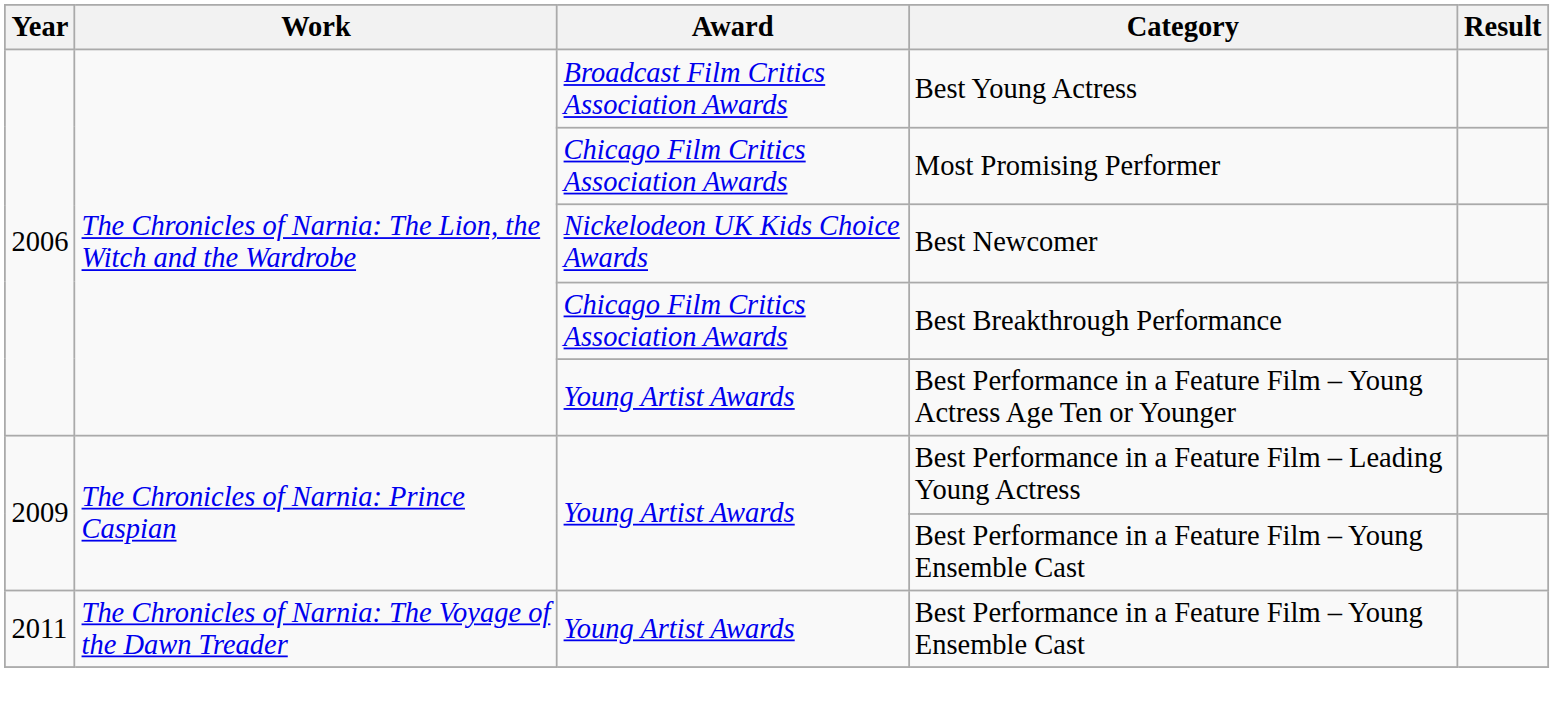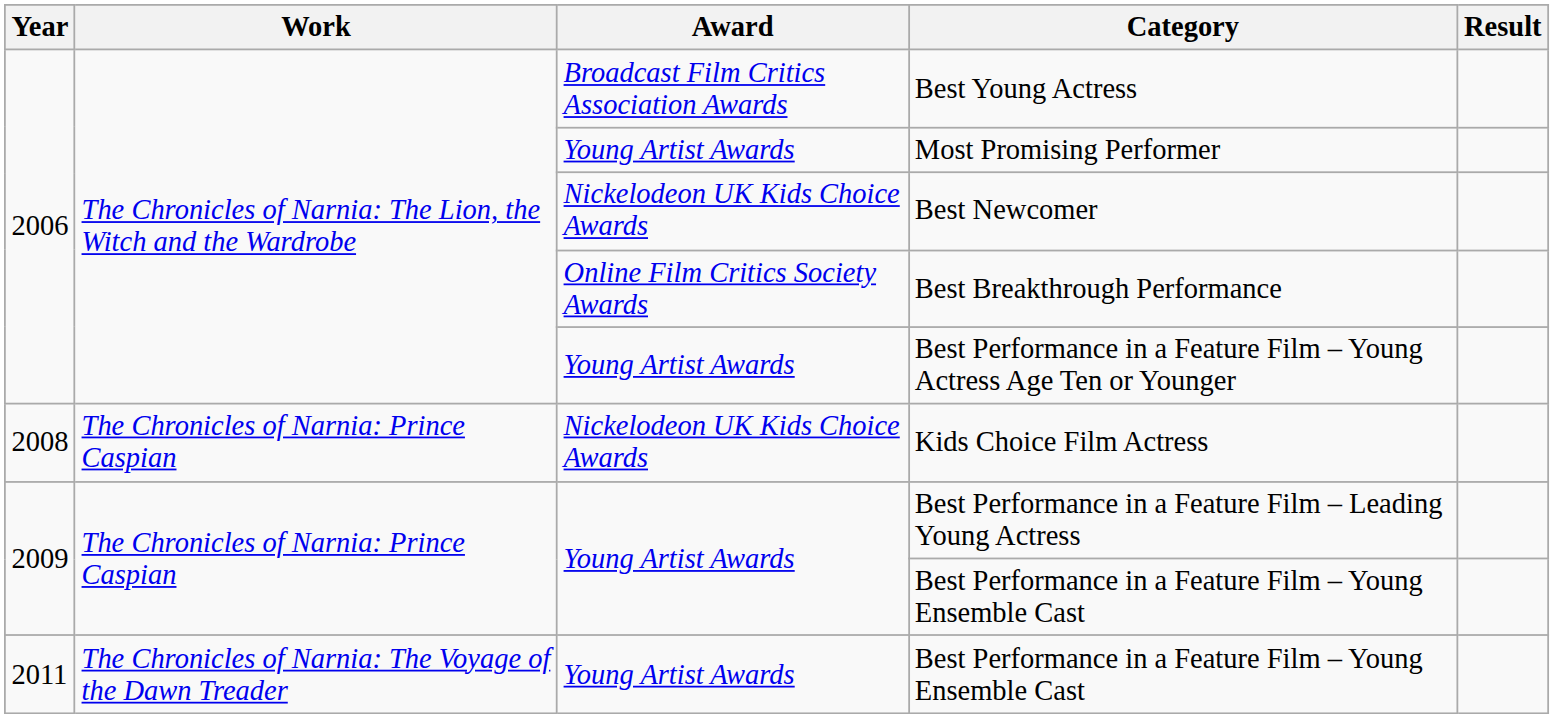(685, 165) Chicago Film Critics Association Awards -> (679, 149) Young Artist Awards
(685, 319) Chicago Film Critics Association Awards -> (720, 287) Online Film Critics Society Awards
+ row: (40, 442)
